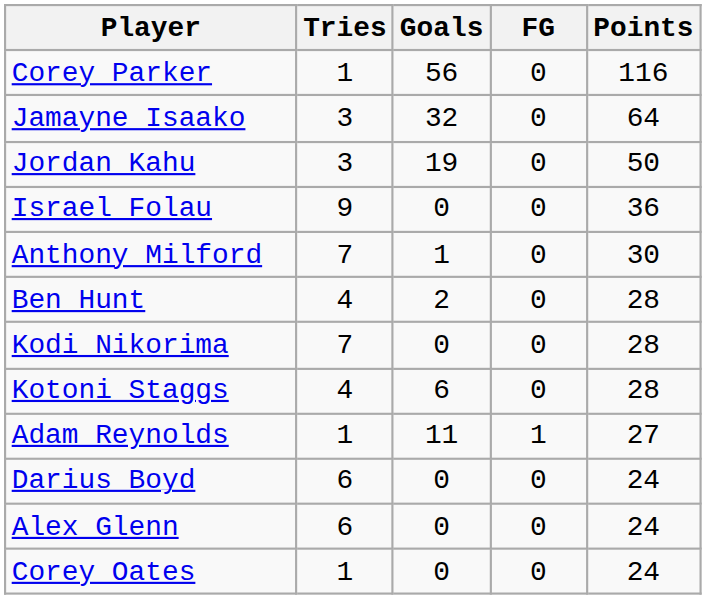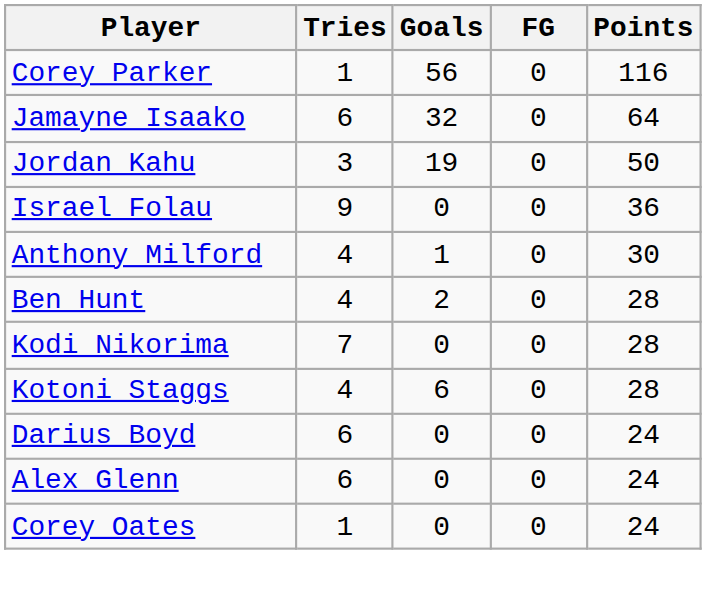(345, 118) 3 -> (345, 118) 6
(345, 254) 7 -> (345, 254) 4
- row: (120, 436)
